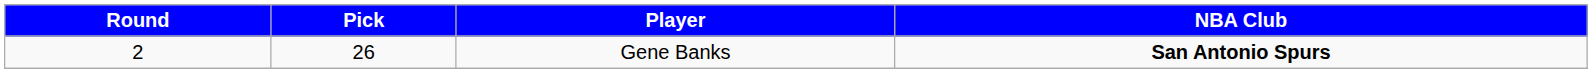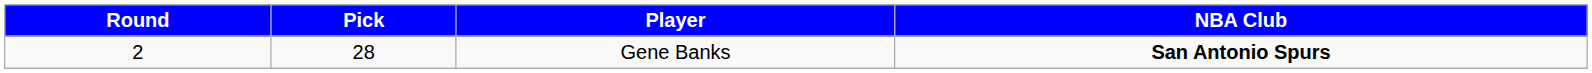(364, 52) 26 -> (364, 52) 28
